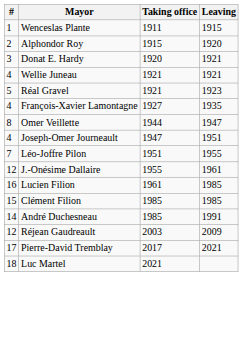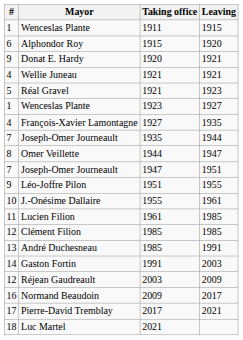(9, 43) 2 -> (9, 43) 6
(9, 59) 3 -> (9, 59) 9
+ row: (56, 106)
+ row: (69, 138)
(9, 138) 4 -> (9, 169) 7
(9, 153) 7 -> (9, 185) 9
(12, 169) 12 -> (12, 201) 10
(12, 185) 16 -> (11, 216) 11
(12, 201) 15 -> (12, 232) 12
(12, 216) 14 -> (12, 248) 13
+ row: (49, 264)
+ row: (60, 295)
